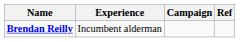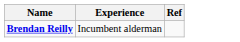- column: (189, 12)
